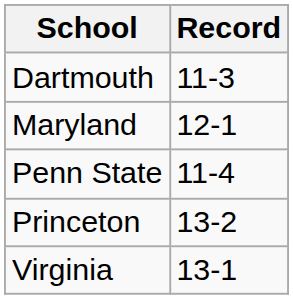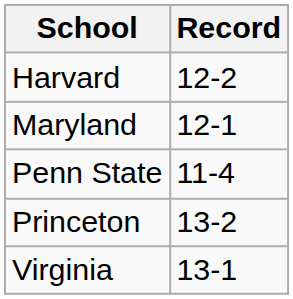- row: (83, 76)
+ row: (66, 76)
